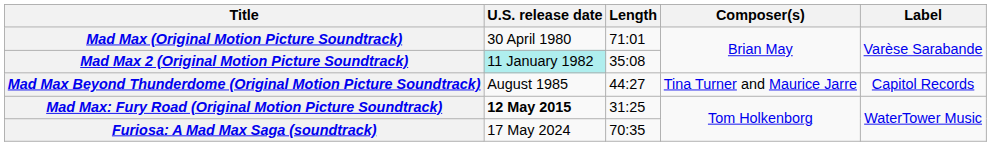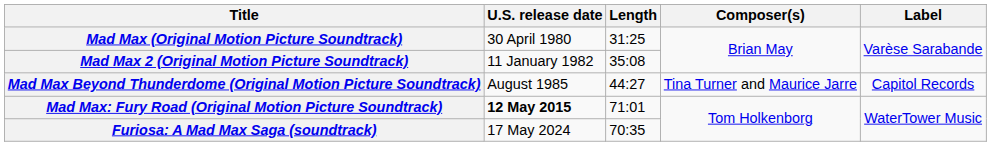(627, 38) 71:01 -> (627, 38) 31:25
(540, 61) paleturquoise background -> (540, 61) no background
(627, 107) 31:25 -> (627, 107) 71:01
